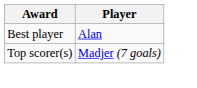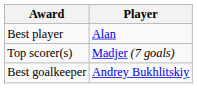+ row: (47, 72)
